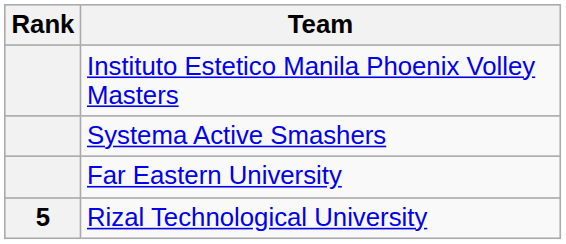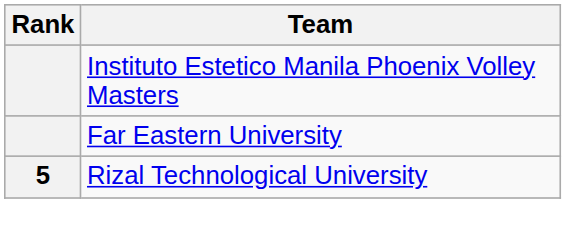- row: (237, 135)
